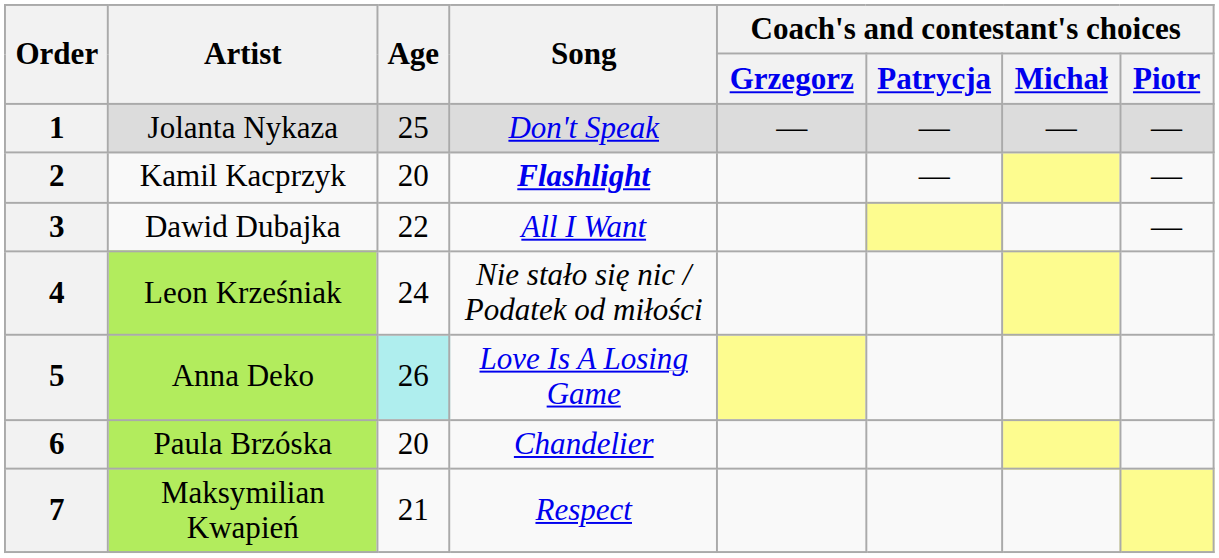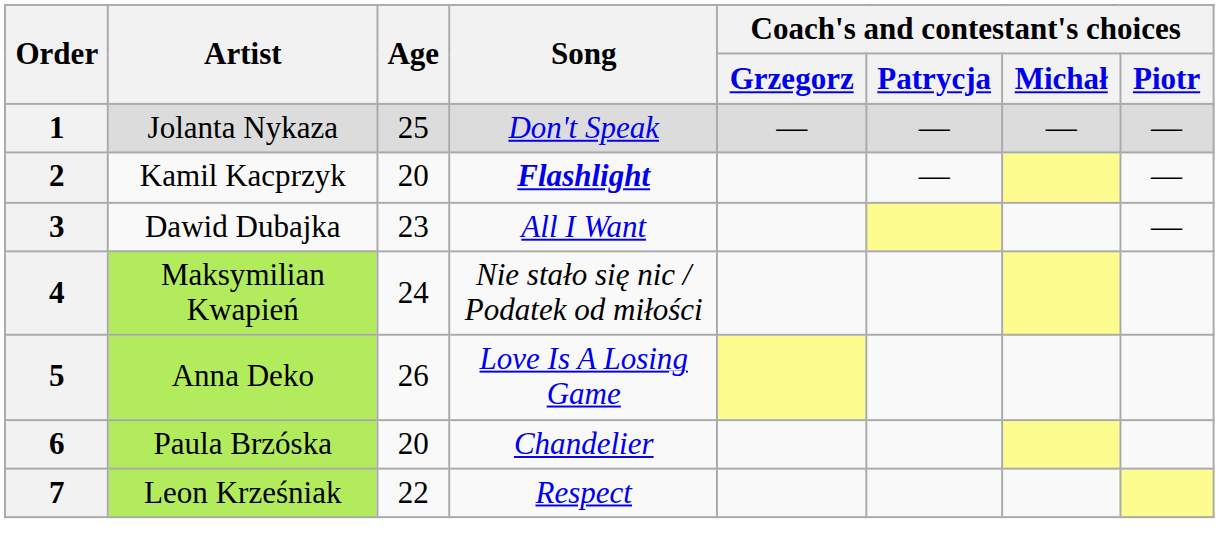(413, 226) 22 -> (413, 226) 23
(243, 292) Leon Krześniak -> (243, 292) Maksymilian Kwapień
(413, 376) paleturquoise background -> (413, 376) no background
(243, 510) Maksymilian Kwapień -> (243, 492) Leon Krześniak
(413, 510) 21 -> (413, 492) 22
